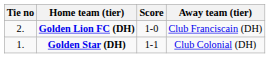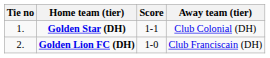rows swapped: (87, 45) <-> (87, 28)
